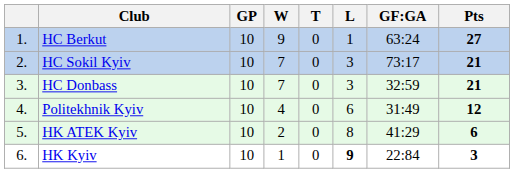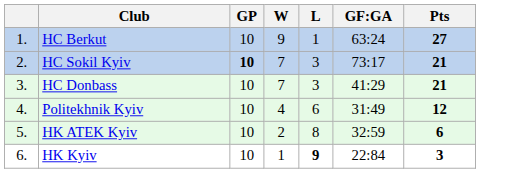- column: (316, 16)
(247, 62) normal -> (247, 62) bold
(403, 86) 32:59 -> (368, 86) 41:29
(403, 132) 41:29 -> (368, 132) 32:59
